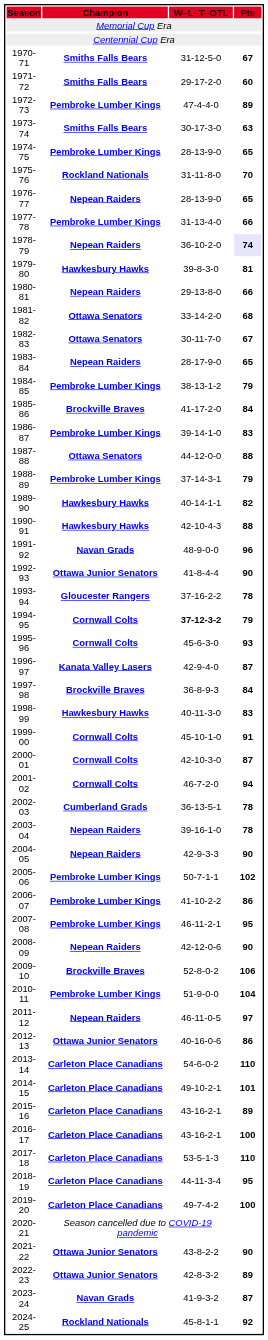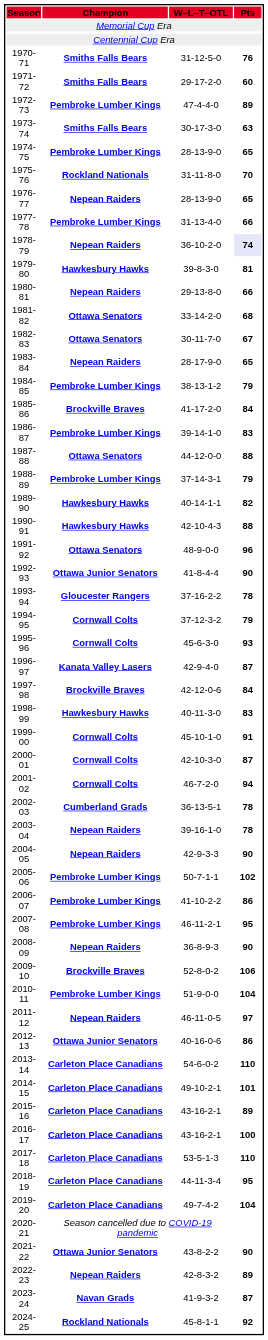(248, 58) 67 -> (248, 58) 76
(105, 549) Navan Grads -> (105, 549) Ottawa Senators
(201, 620) bold -> (201, 620) normal
(201, 690) 36-8-9-3 -> (201, 690) 42-12-0-6
(201, 947) 42-12-0-6 -> (201, 947) 36-8-9-3
(248, 1205) 100 -> (248, 1205) 104
(105, 1275) Ottawa Junior Senators -> (105, 1275) Nepean Raiders
